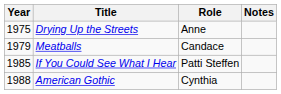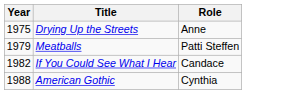- column: (259, 13)
(202, 47) Candace -> (210, 47) Patti Steffen
(19, 64) 1985 -> (19, 64) 1982
(210, 64) Patti Steffen -> (202, 64) Candace
